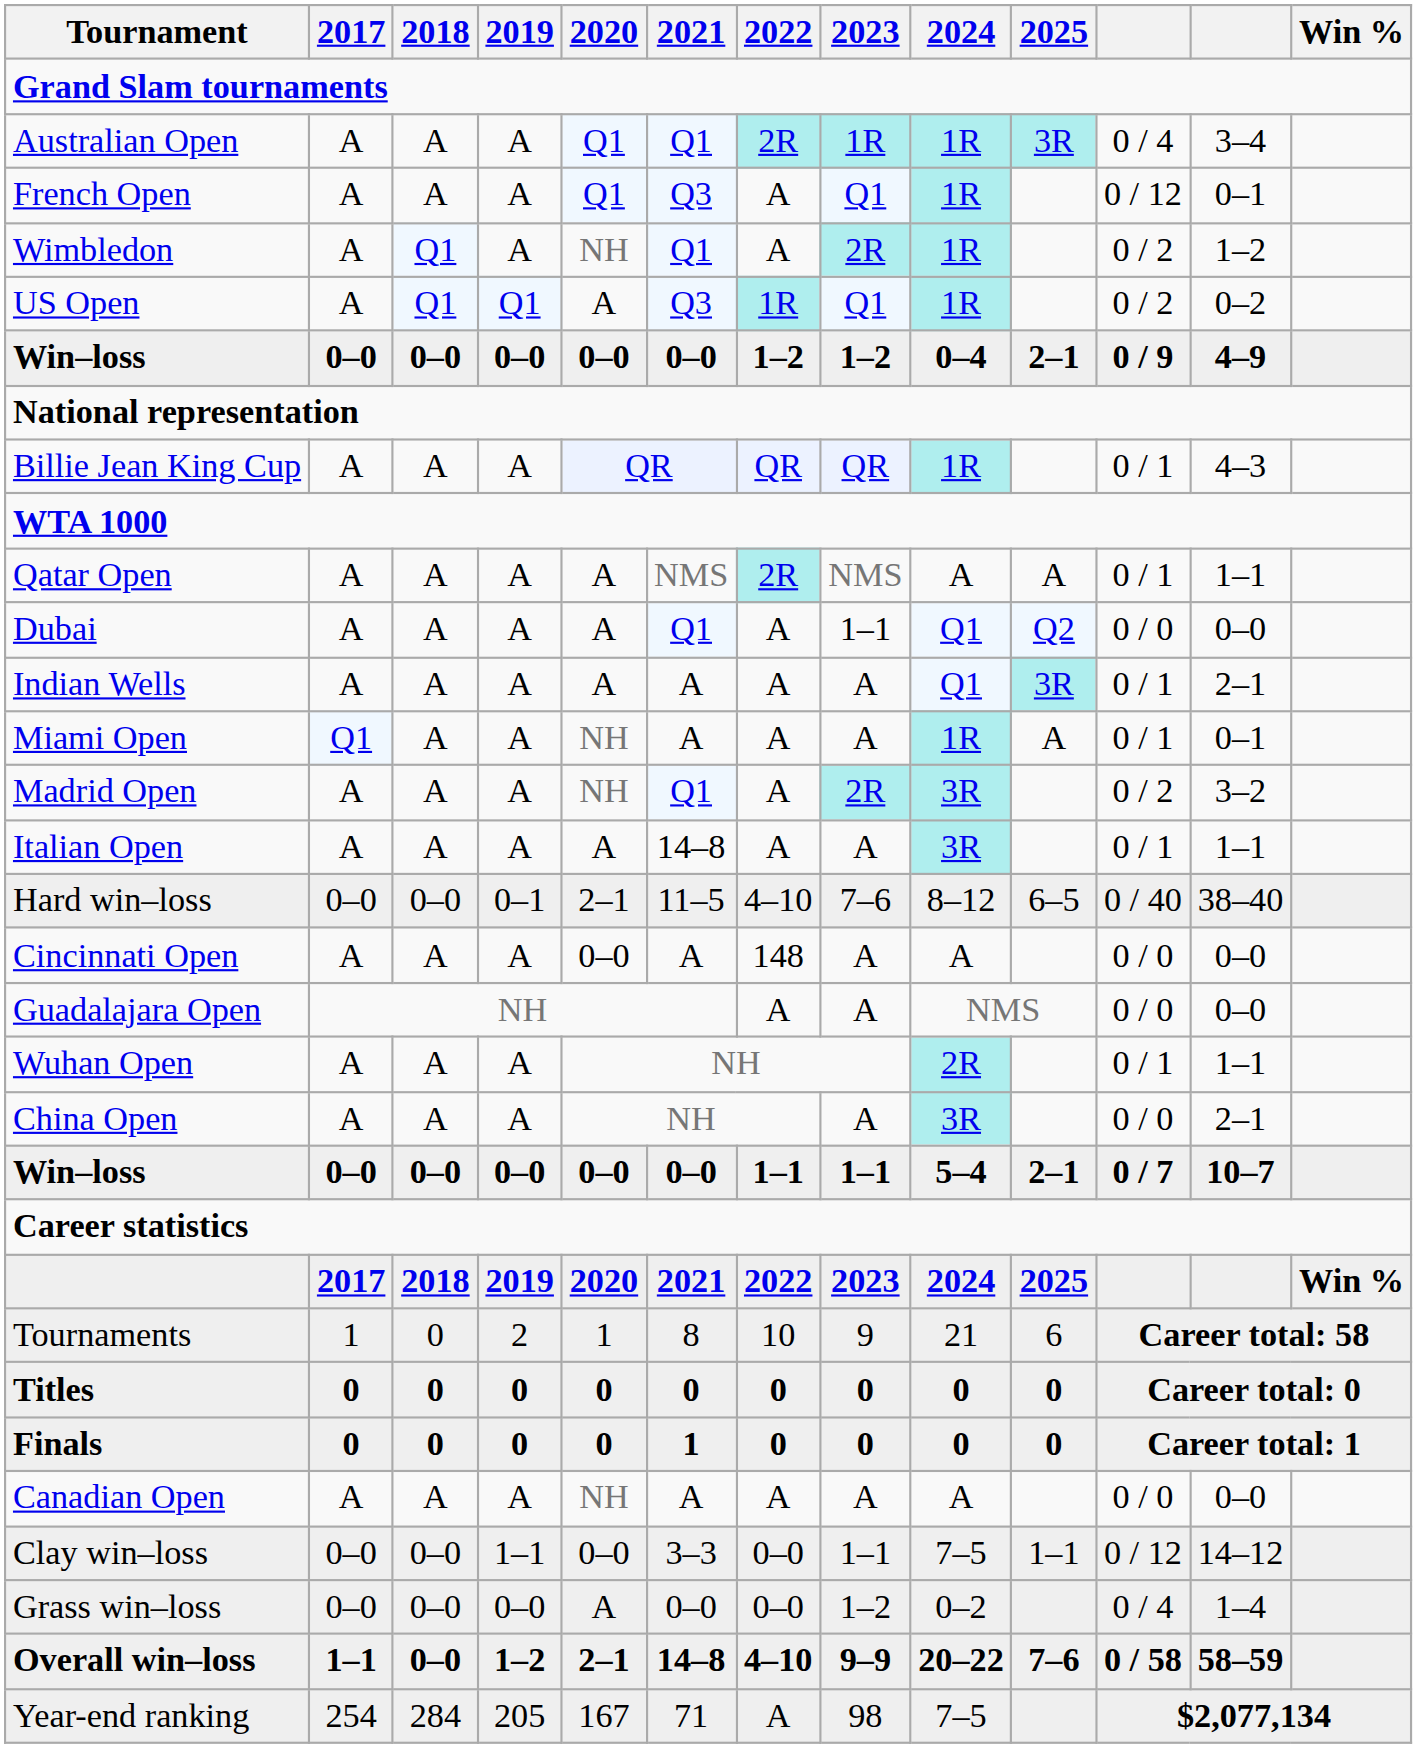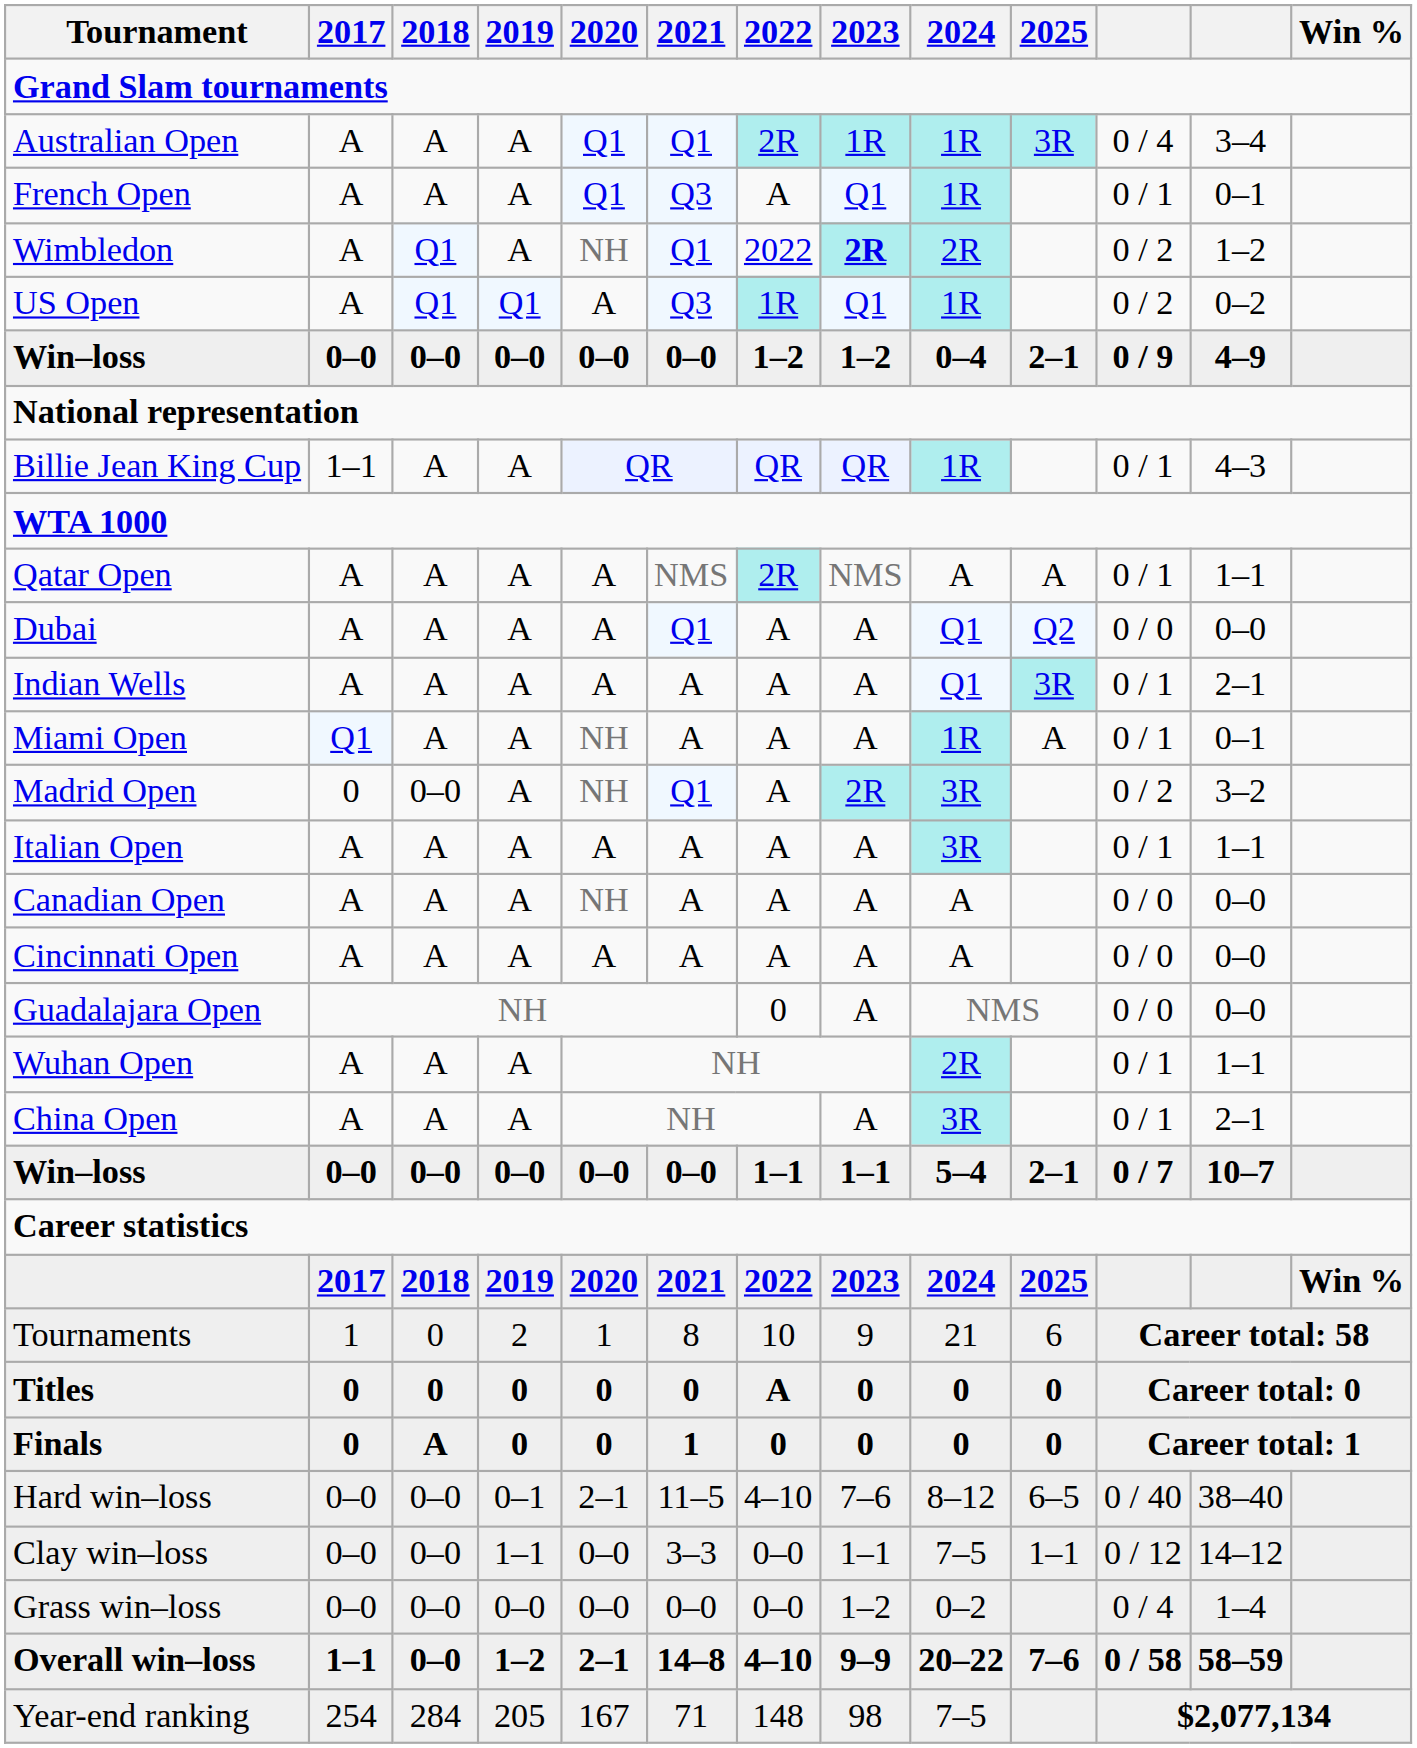(1143, 194) 0 / 12 -> (1143, 194) 0 / 1
(778, 248) A -> (778, 248) 2022
(865, 248) normal -> (865, 248) bold
(961, 248) 1R -> (961, 248) 2R
(351, 466) A -> (351, 466) 1–1
(865, 628) 1–1 -> (865, 628) A
(351, 791) A -> (351, 791) 0
(435, 791) A -> (435, 791) 0–0
(691, 846) 14–8 -> (691, 846) A
rows swapped: (119, 1497) <-> (112, 900)
(604, 954) 0–0 -> (604, 954) A
(778, 954) 148 -> (778, 954) A
(778, 1009) A -> (778, 1009) 0
(1143, 1117) 0 / 0 -> (1143, 1117) 0 / 1
(778, 1389) 0 -> (778, 1389) A
(435, 1443) 0 -> (435, 1443) A
(604, 1606) A -> (604, 1606) 0–0
(778, 1715) A -> (778, 1715) 148
